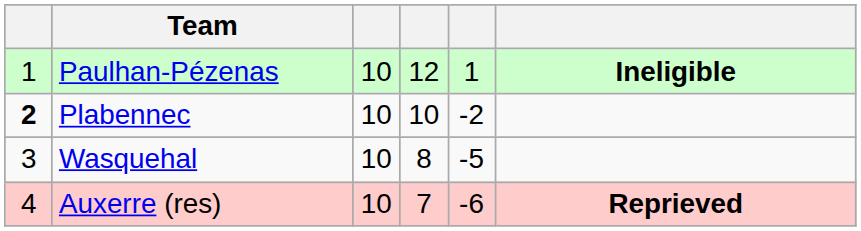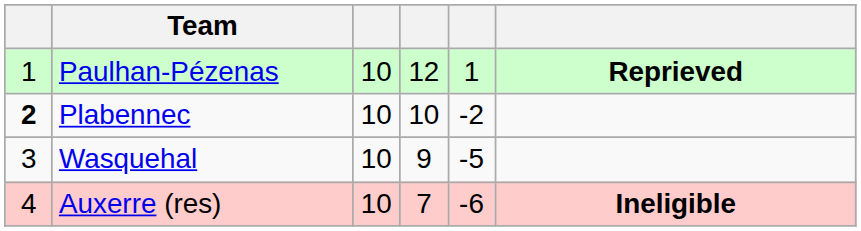(676, 70) Ineligible -> (676, 70) Reprieved
(424, 159) 8 -> (424, 159) 9
(676, 203) Reprieved -> (676, 203) Ineligible
